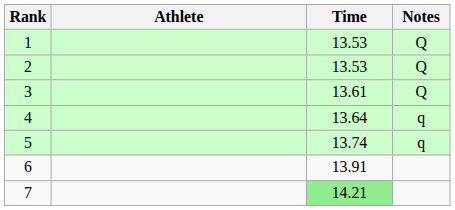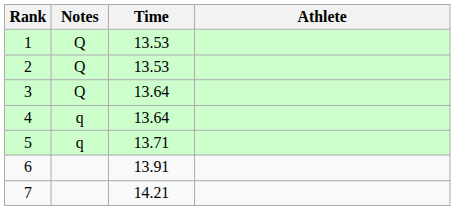columns swapped: (179, 17) <-> (421, 17)
(349, 92) 13.61 -> (151, 92) 13.64
(349, 142) 13.74 -> (151, 142) 13.71
(349, 192) lightgreen background -> (151, 192) no background
